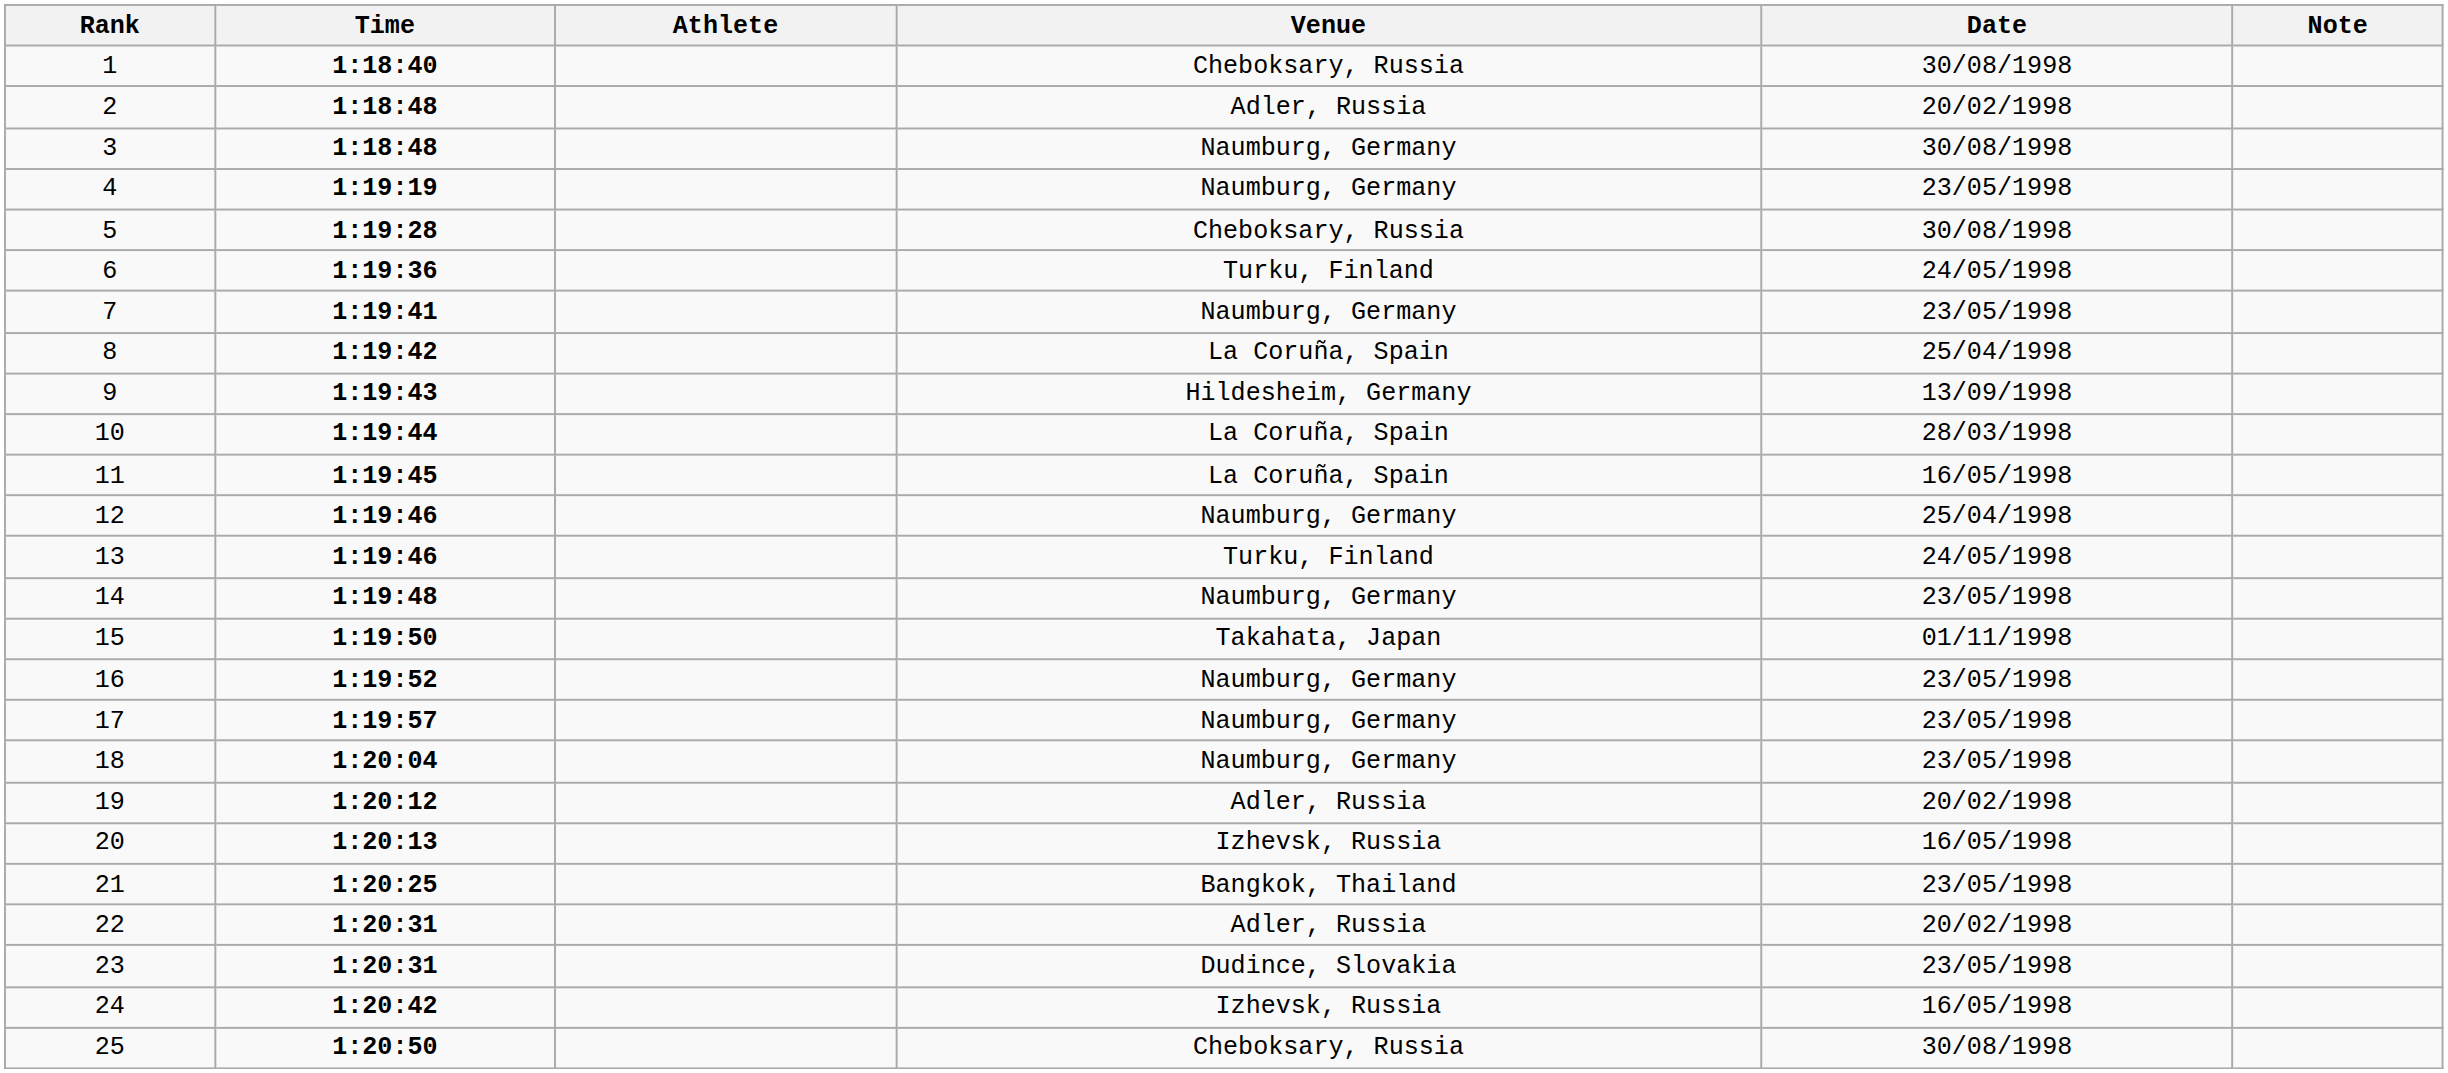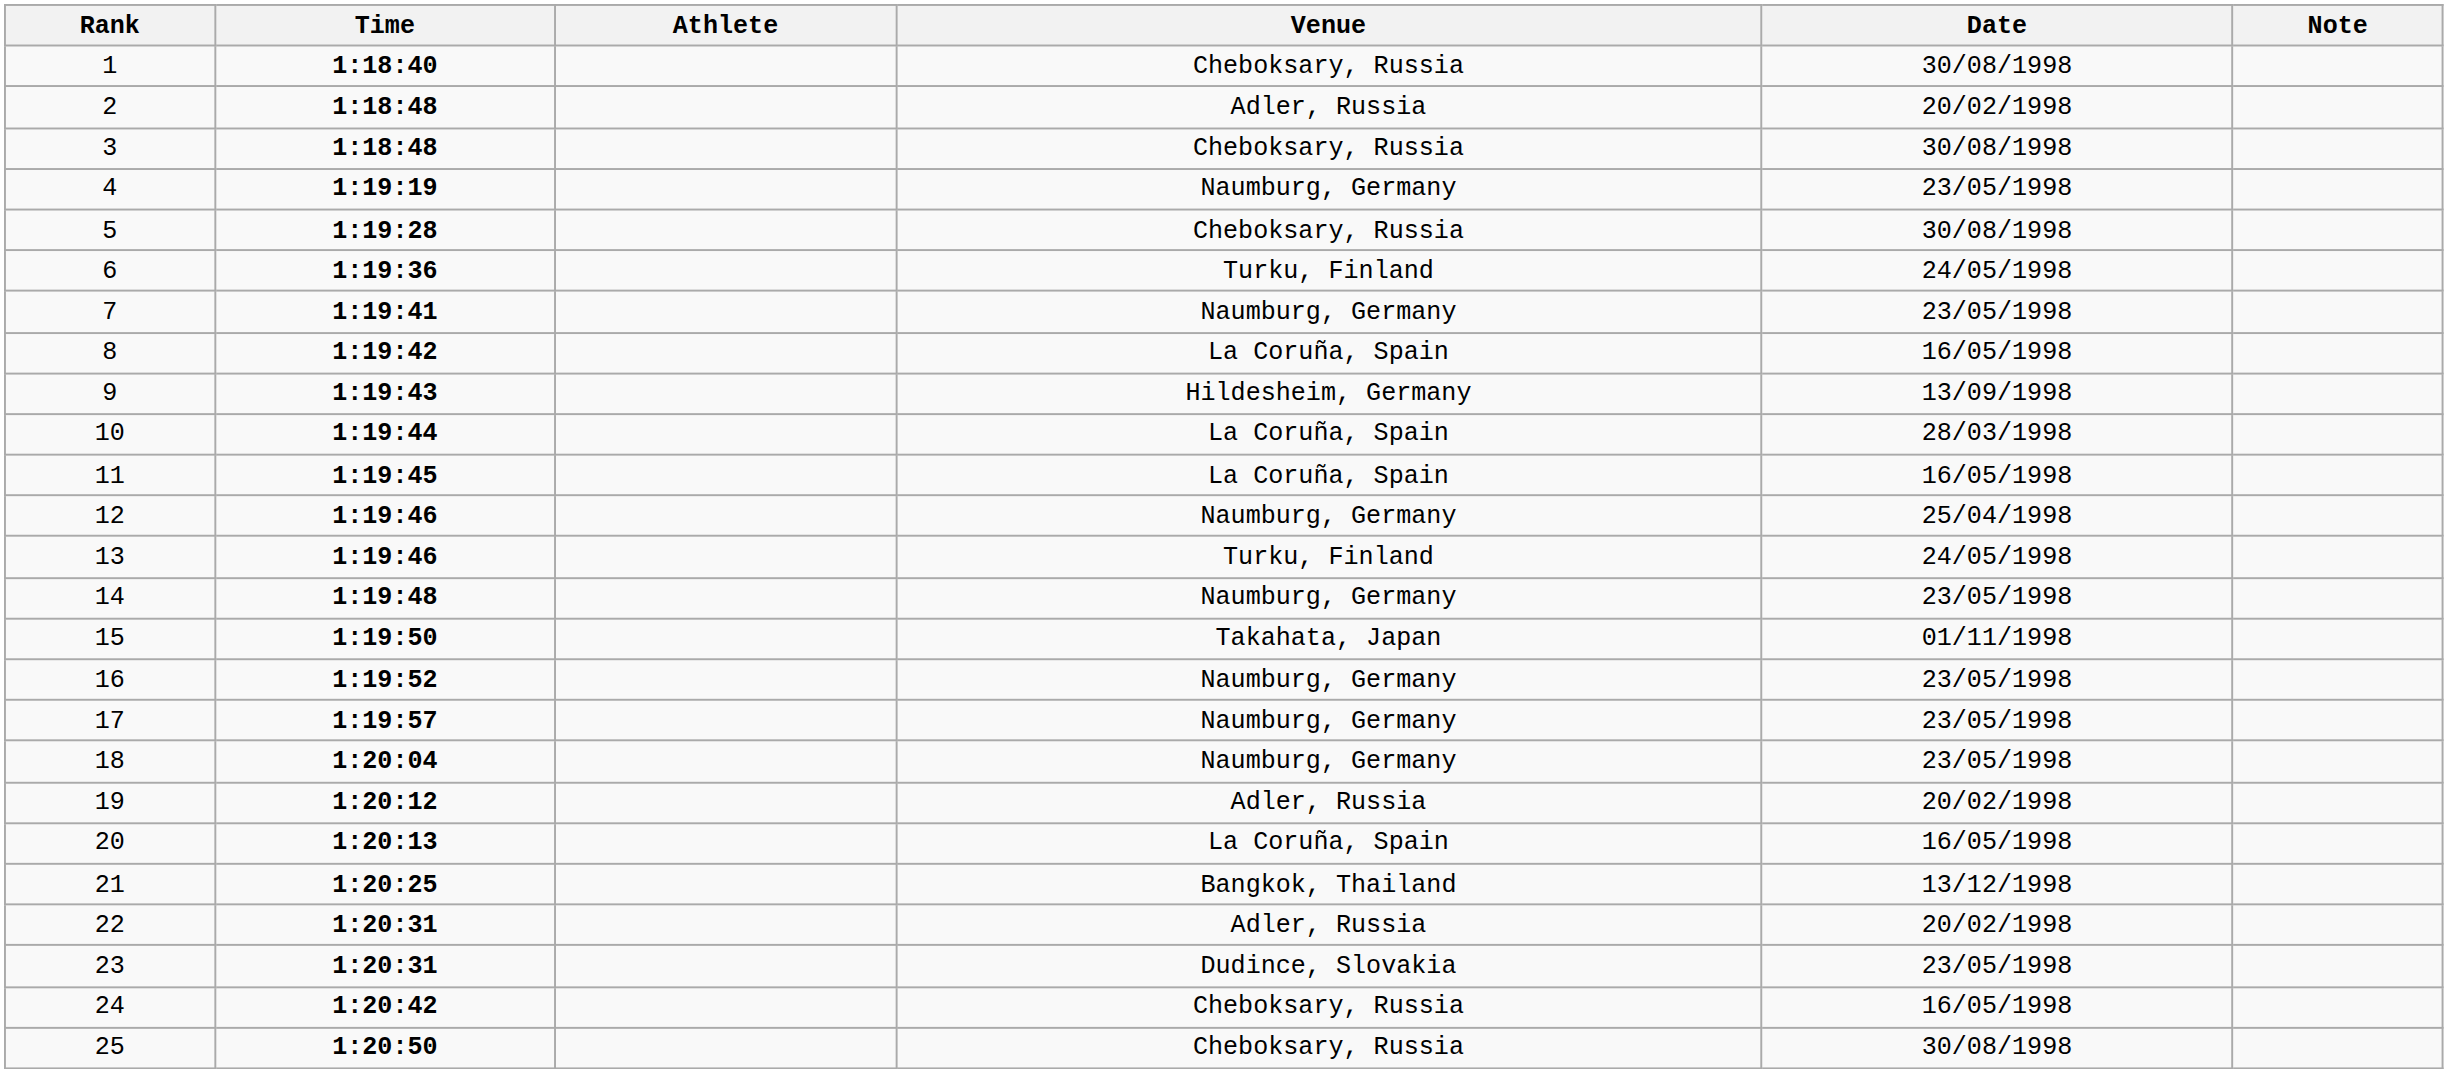(1328, 148) Naumburg, Germany -> (1328, 148) Cheboksary, Russia
(1997, 353) 25/04/1998 -> (1997, 353) 16/05/1998
(1328, 843) Izhevsk, Russia -> (1328, 843) La Coruña, Spain
(1997, 884) 23/05/1998 -> (1997, 884) 13/12/1998
(1328, 1007) Izhevsk, Russia -> (1328, 1007) Cheboksary, Russia
